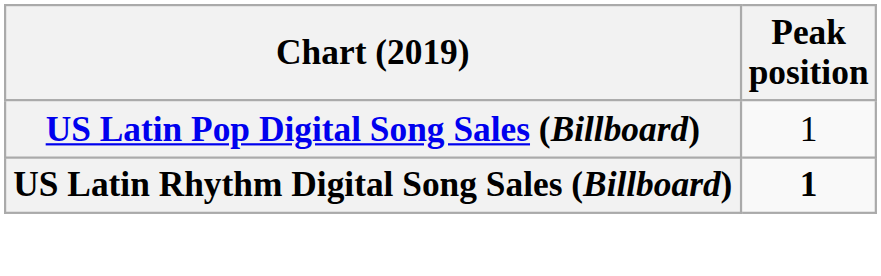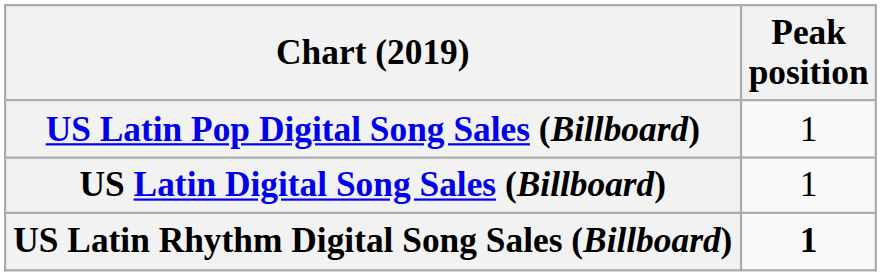+ row: (373, 184)
